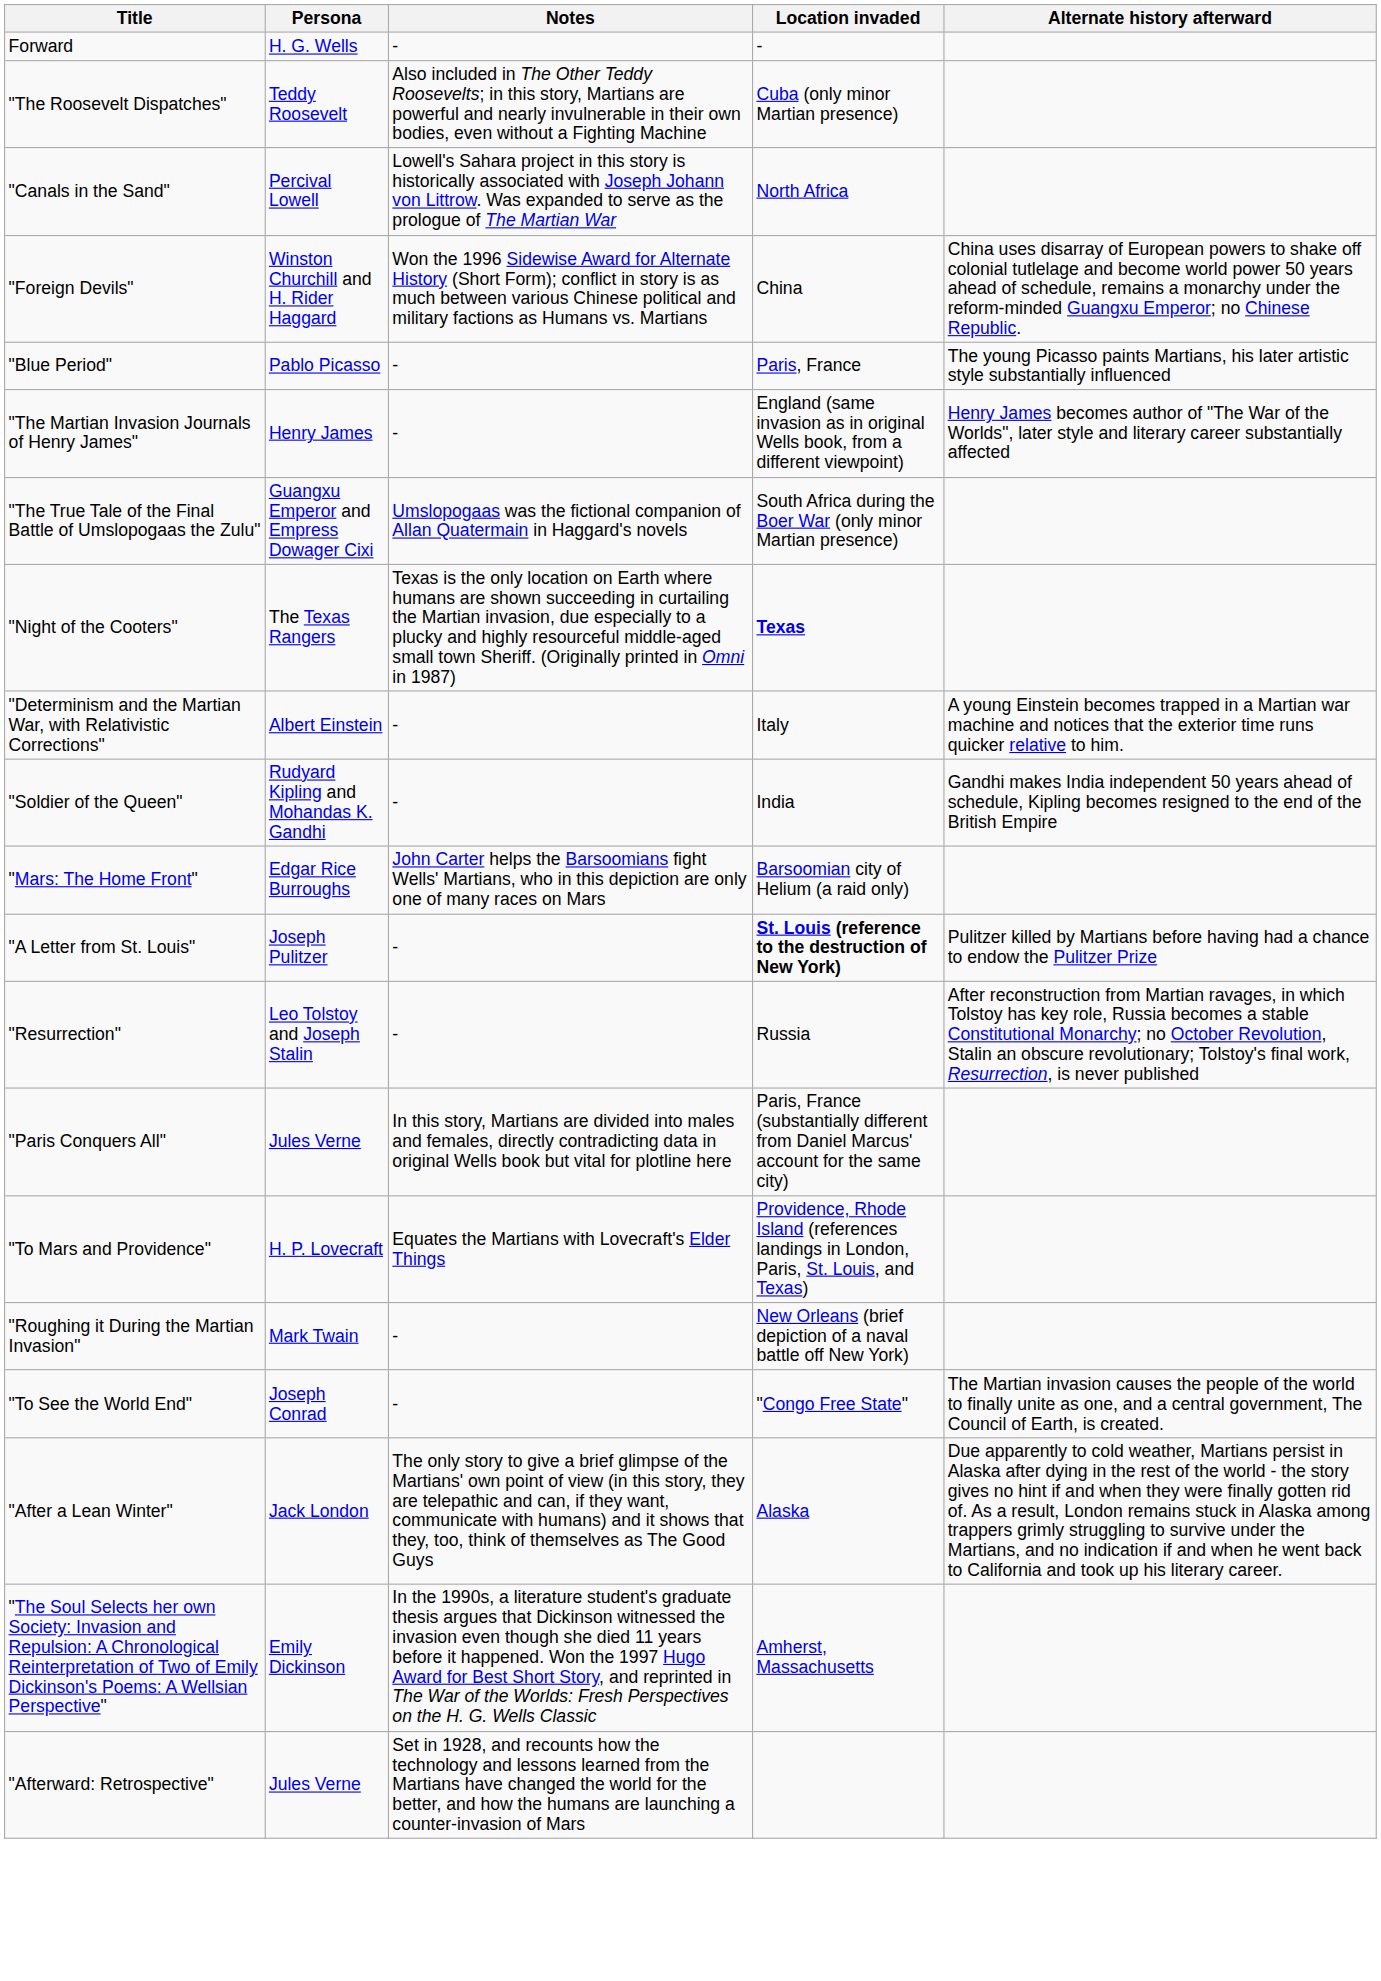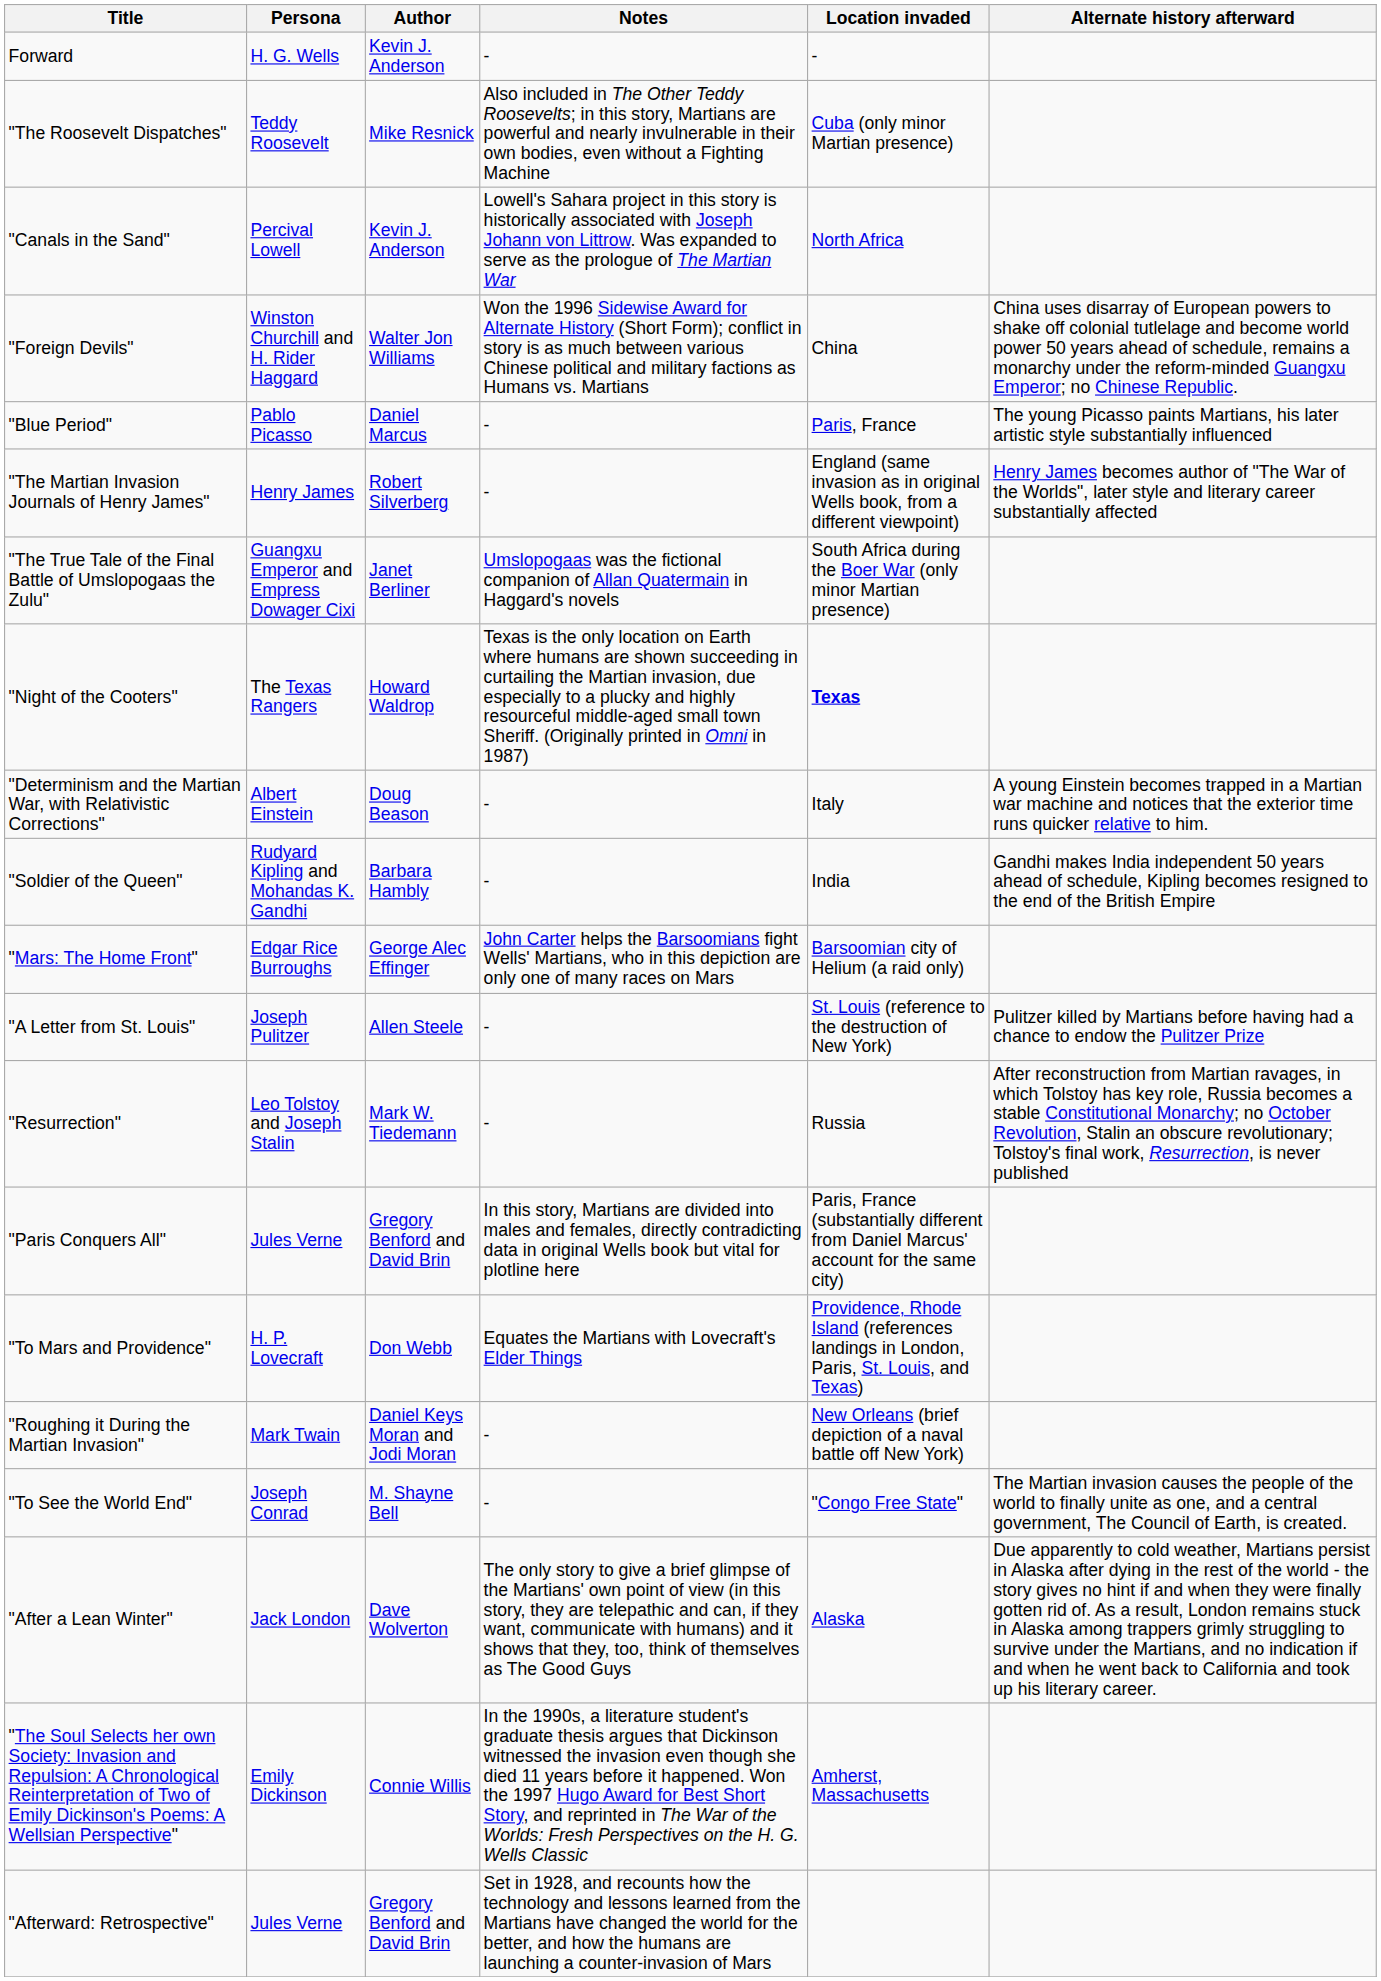+ column: (422, 18)
(842, 947) bold -> (898, 1026) normal
